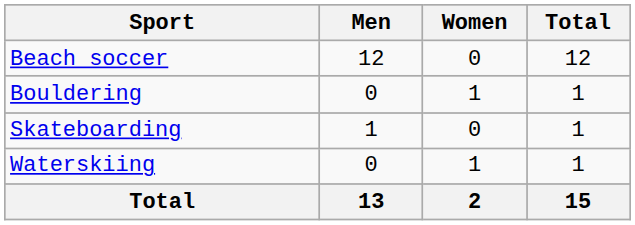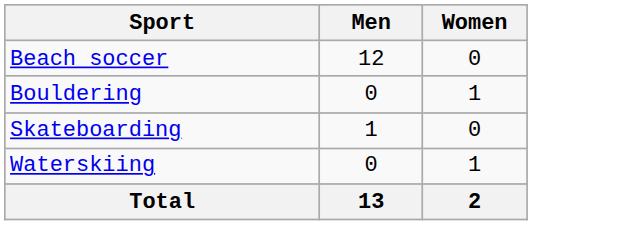- column: (578, 23)
